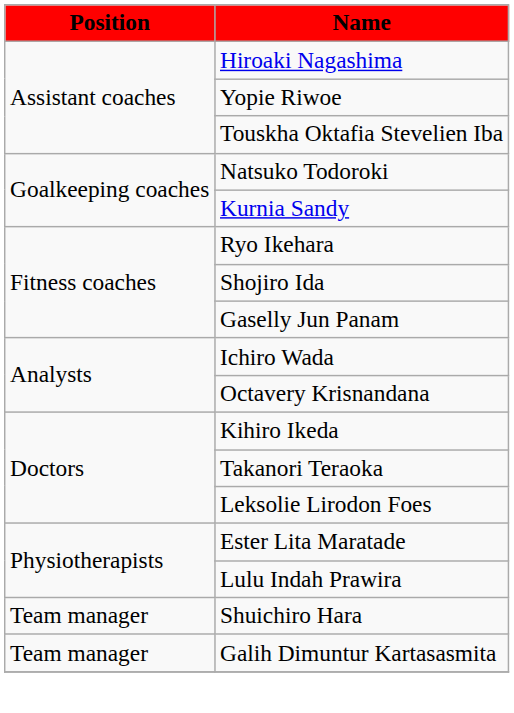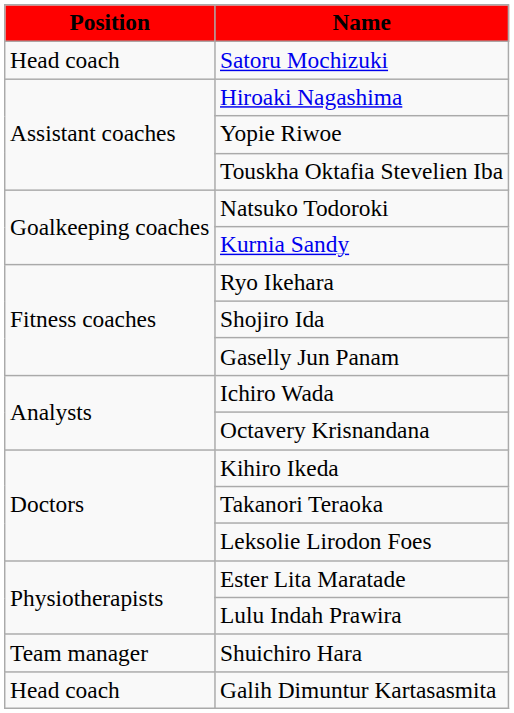+ row: (304, 60)
(79, 652) Team manager -> (65, 689) Head coach
